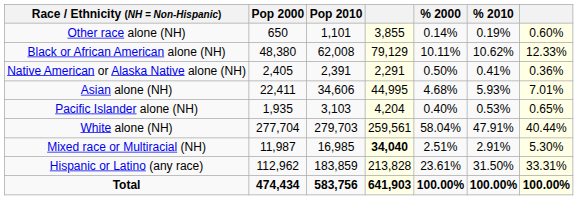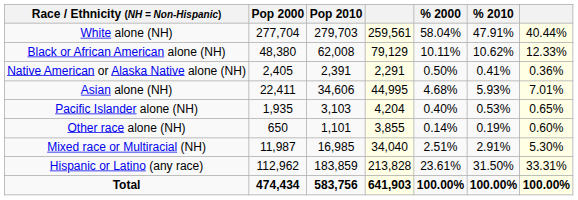rows swapped: (127, 128) <-> (127, 33)
(390, 147) bold -> (390, 147) normal
